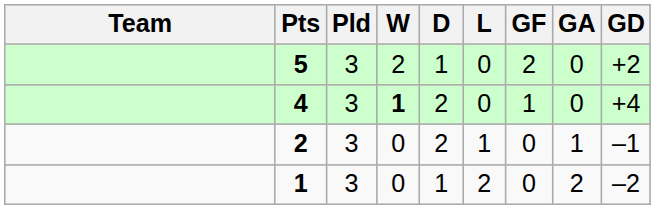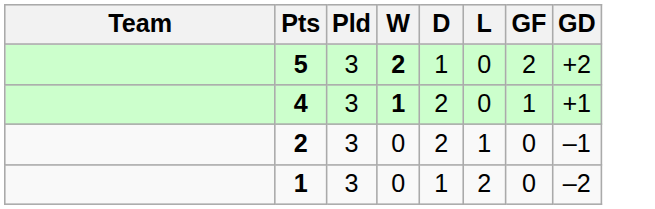- column: (577, 24)
(398, 64) normal -> (398, 64) bold
(626, 104) +4 -> (577, 104) +1
